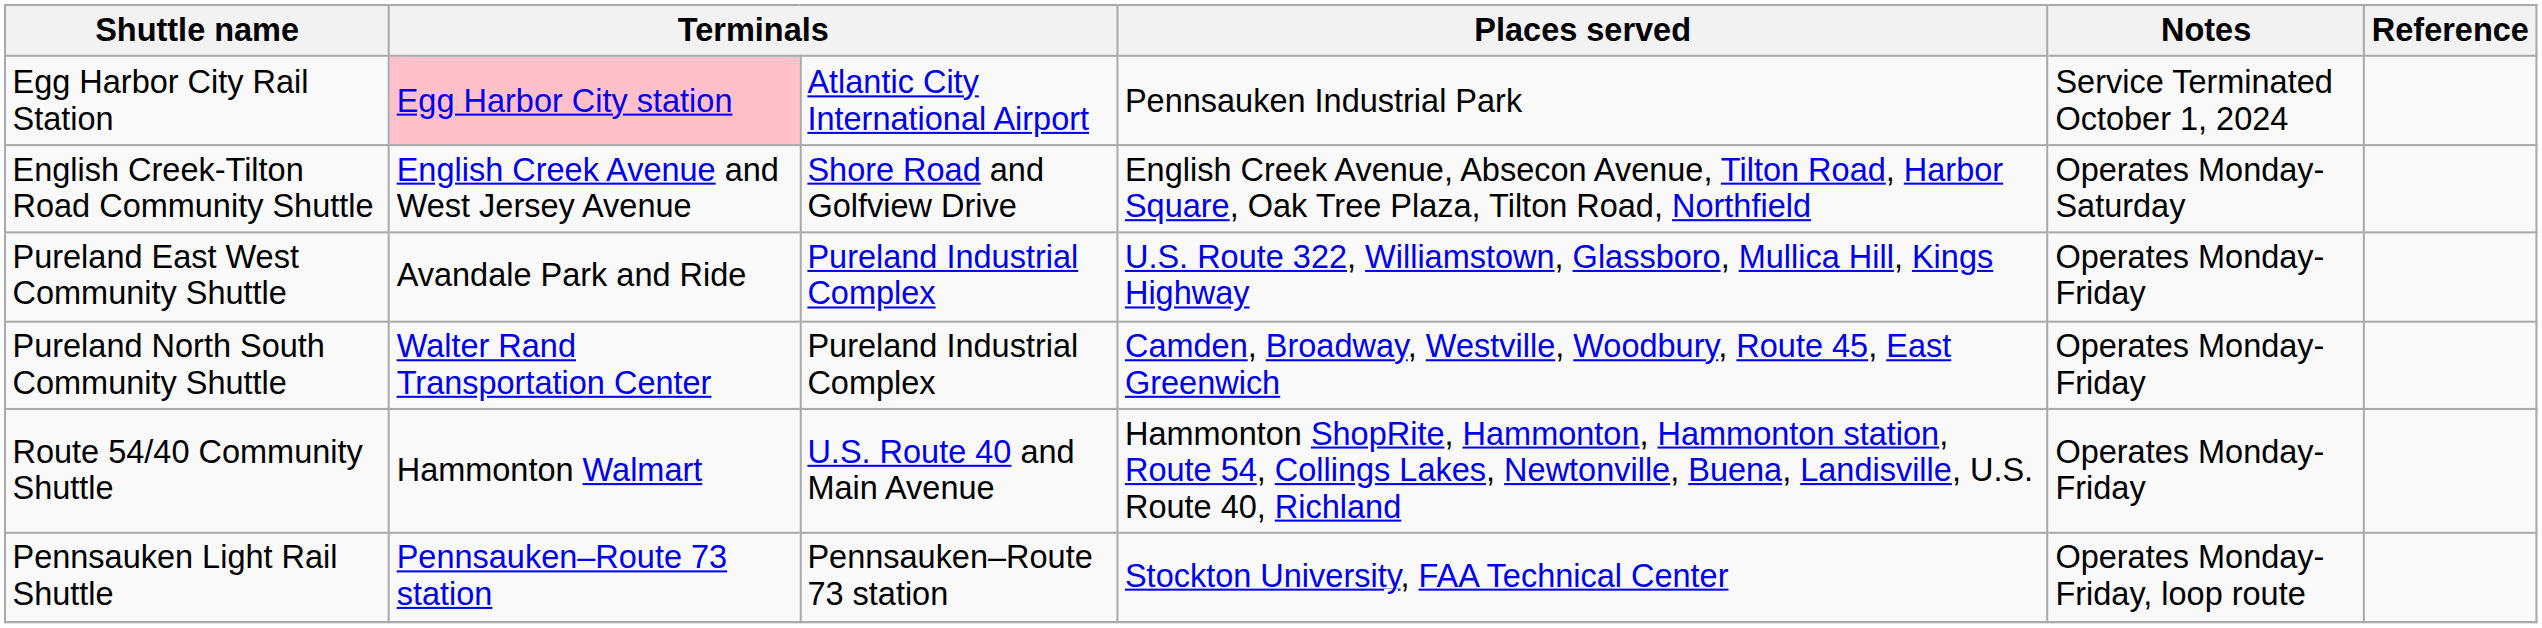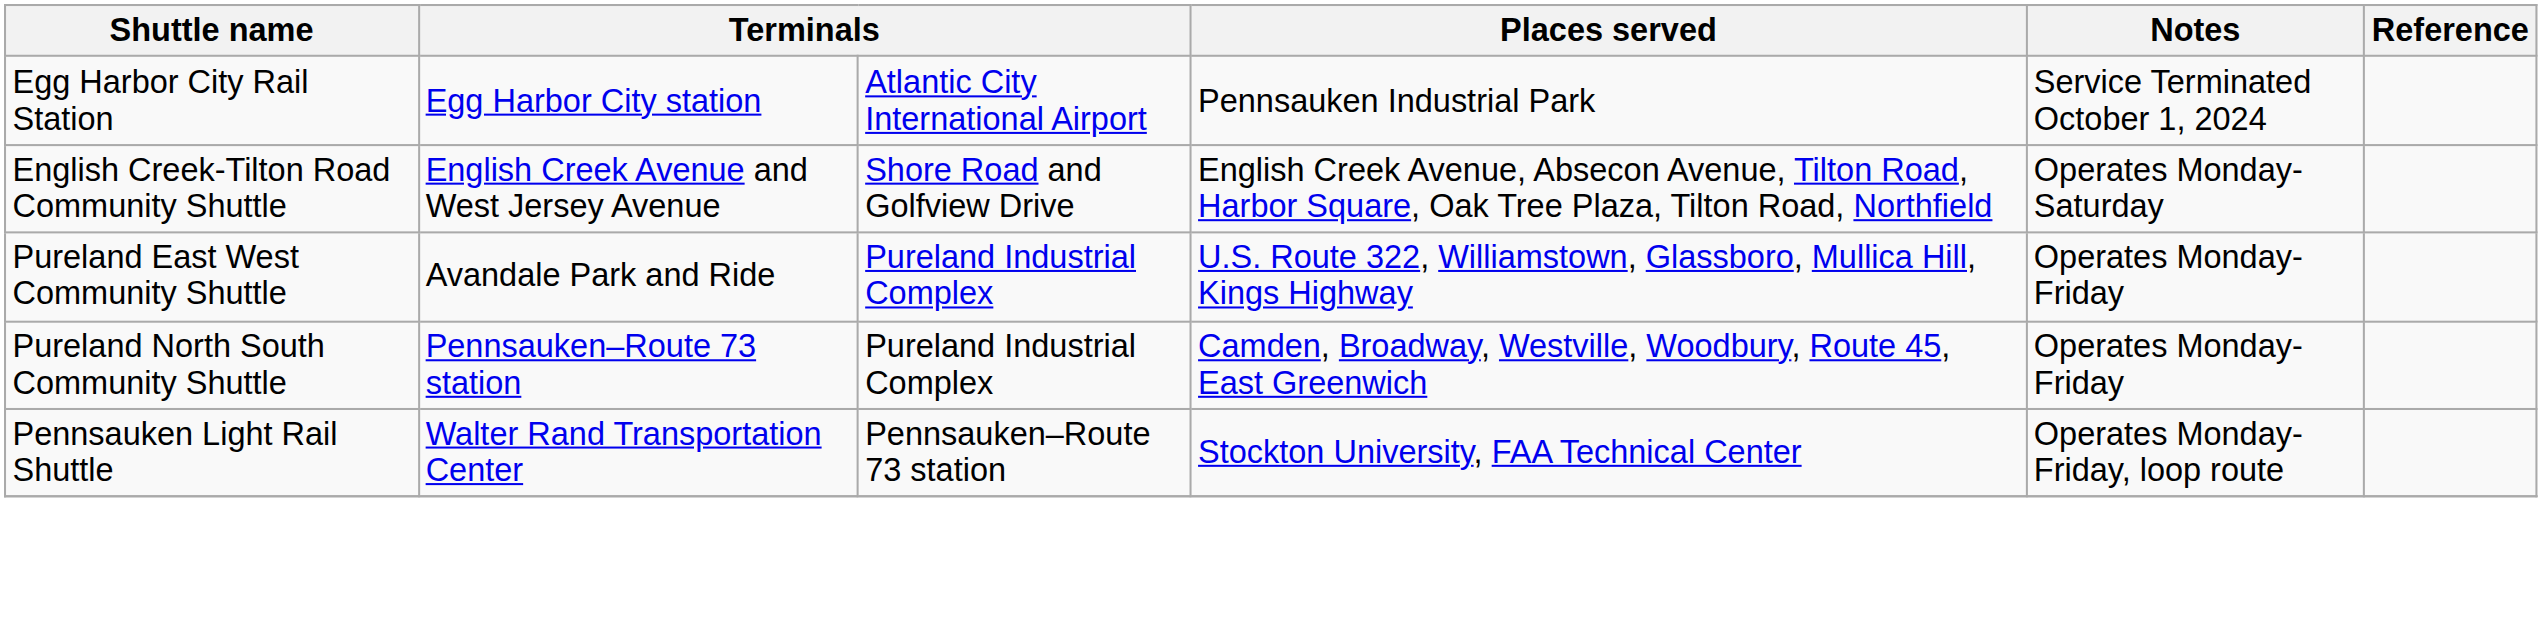(565, 100) pink background -> (594, 100) no background
(554, 364) Walter Rand Transportation Center -> (591, 364) Pennsauken–Route 73 station
- row: (188, 470)
(562, 576) Pennsauken–Route 73 station -> (624, 452) Walter Rand Transportation Center
